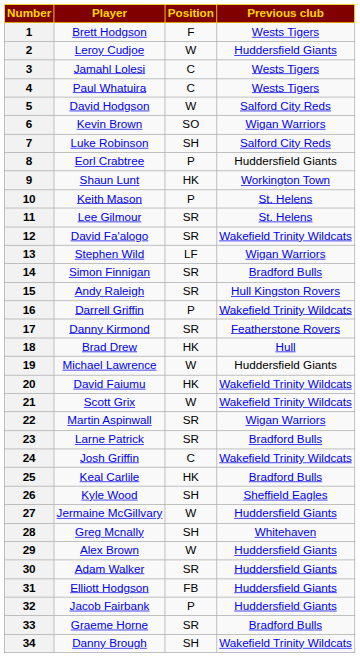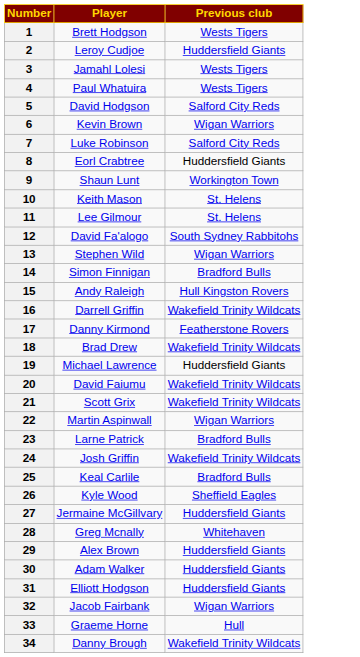- column: (191, 13)
(286, 236) Wakefield Trinity Wildcats -> (234, 236) South Sydney Rabbitohs
(286, 347) Hull -> (234, 347) Wakefield Trinity Wildcats
(286, 606) Huddersfield Giants -> (234, 606) Wigan Warriors
(286, 625) Bradford Bulls -> (234, 625) Hull
